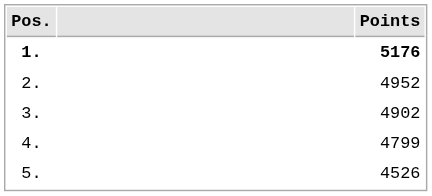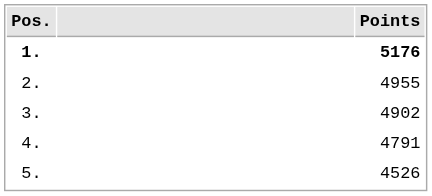(400, 83) 4952 -> (400, 83) 4955
(400, 144) 4799 -> (400, 144) 4791
